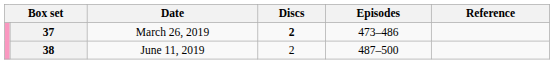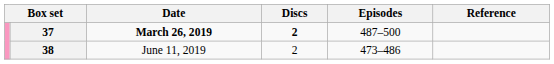(173, 31) normal -> (174, 31) bold
(378, 31) 473–486 -> (380, 31) 487–500
(378, 50) 487–500 -> (380, 50) 473–486
